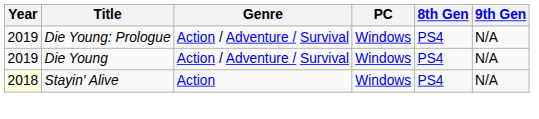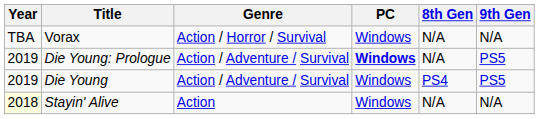+ row: (62, 37)
(383, 37) normal -> (385, 59) bold
(430, 37) PS4 -> (433, 59) N/A
(487, 37) N/A -> (492, 59) PS5
(487, 59) N/A -> (492, 80) PS5
(430, 80) PS4 -> (433, 102) N/A
